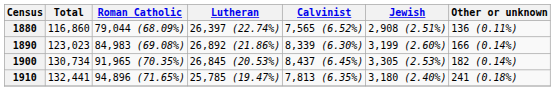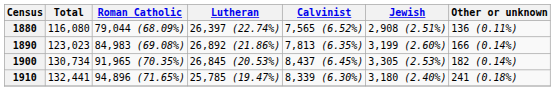(69, 29) 116,860 -> (69, 29) 116,080
(324, 45) 8,339 (6.30%) -> (324, 45) 7,813 (6.35%)
(324, 78) 7,813 (6.35%) -> (324, 78) 8,339 (6.30%)
